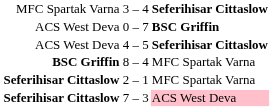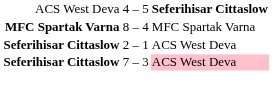- row: (136, 9)
- row: (136, 26)
(86, 62) BSC Griffin -> (62, 26) MFC Spartak Varna
(204, 80) MFC Spartak Varna -> (194, 44) ACS West Deva
